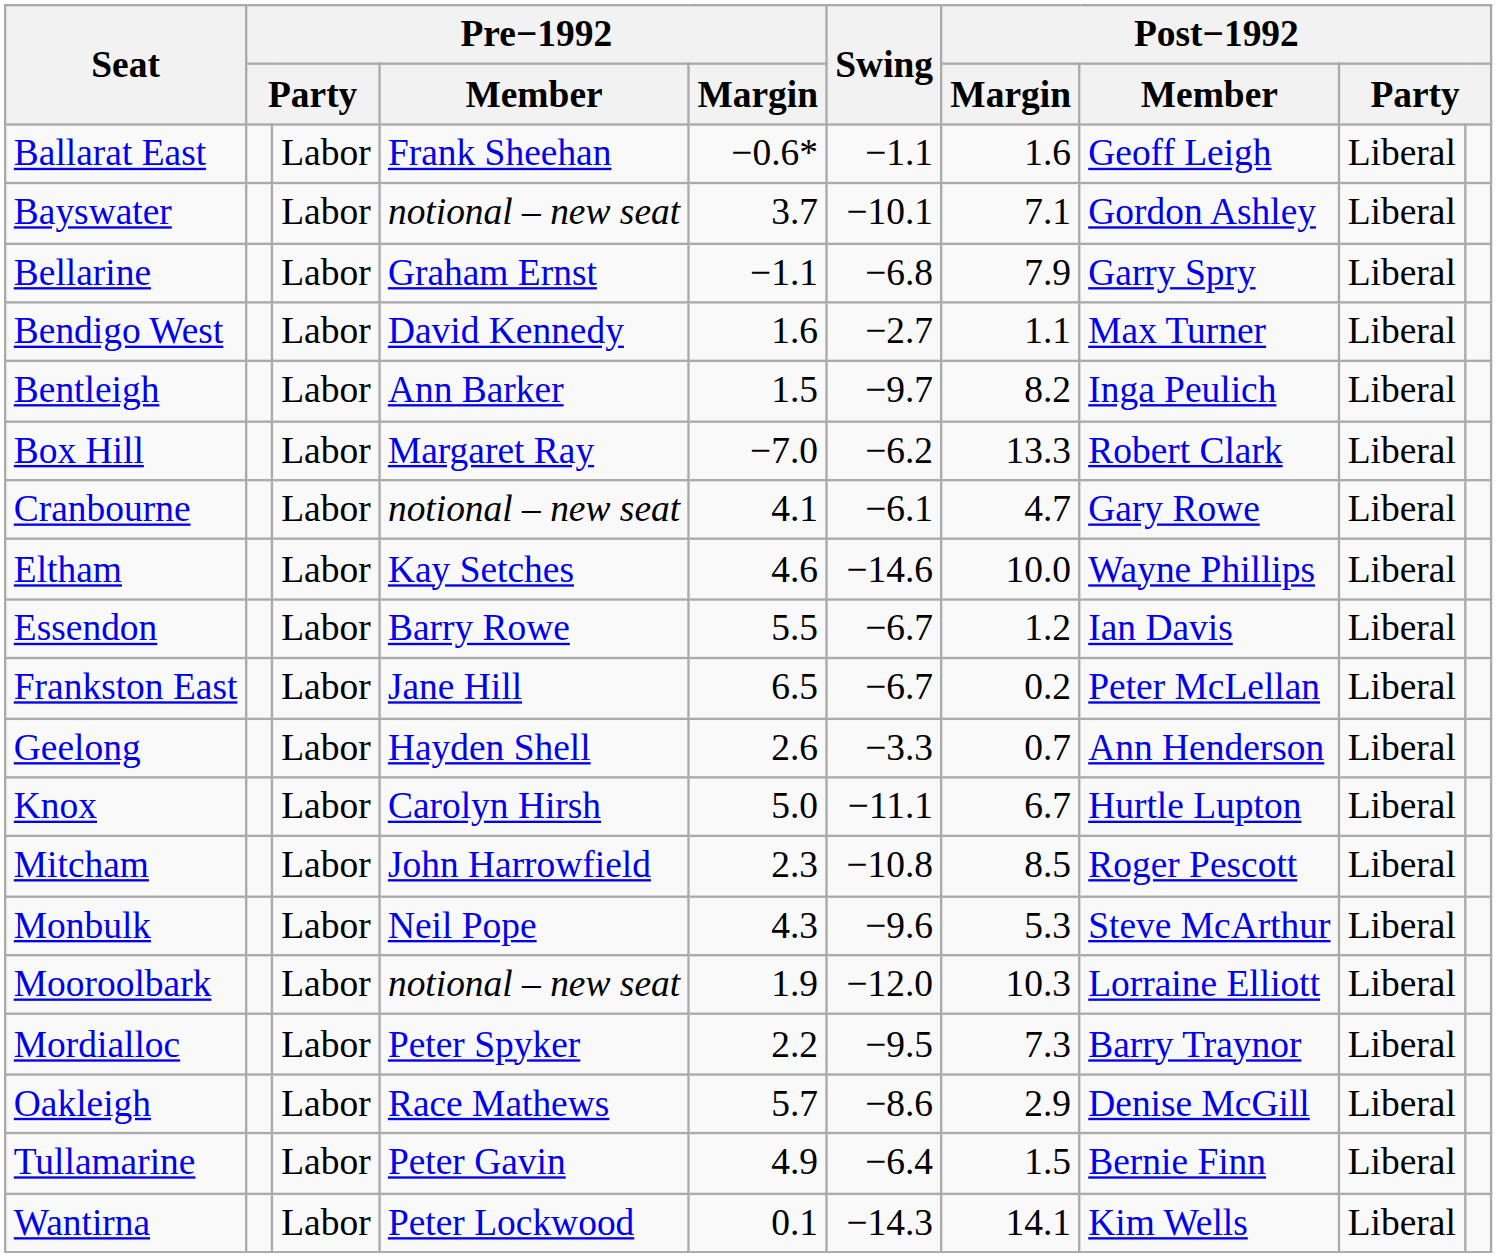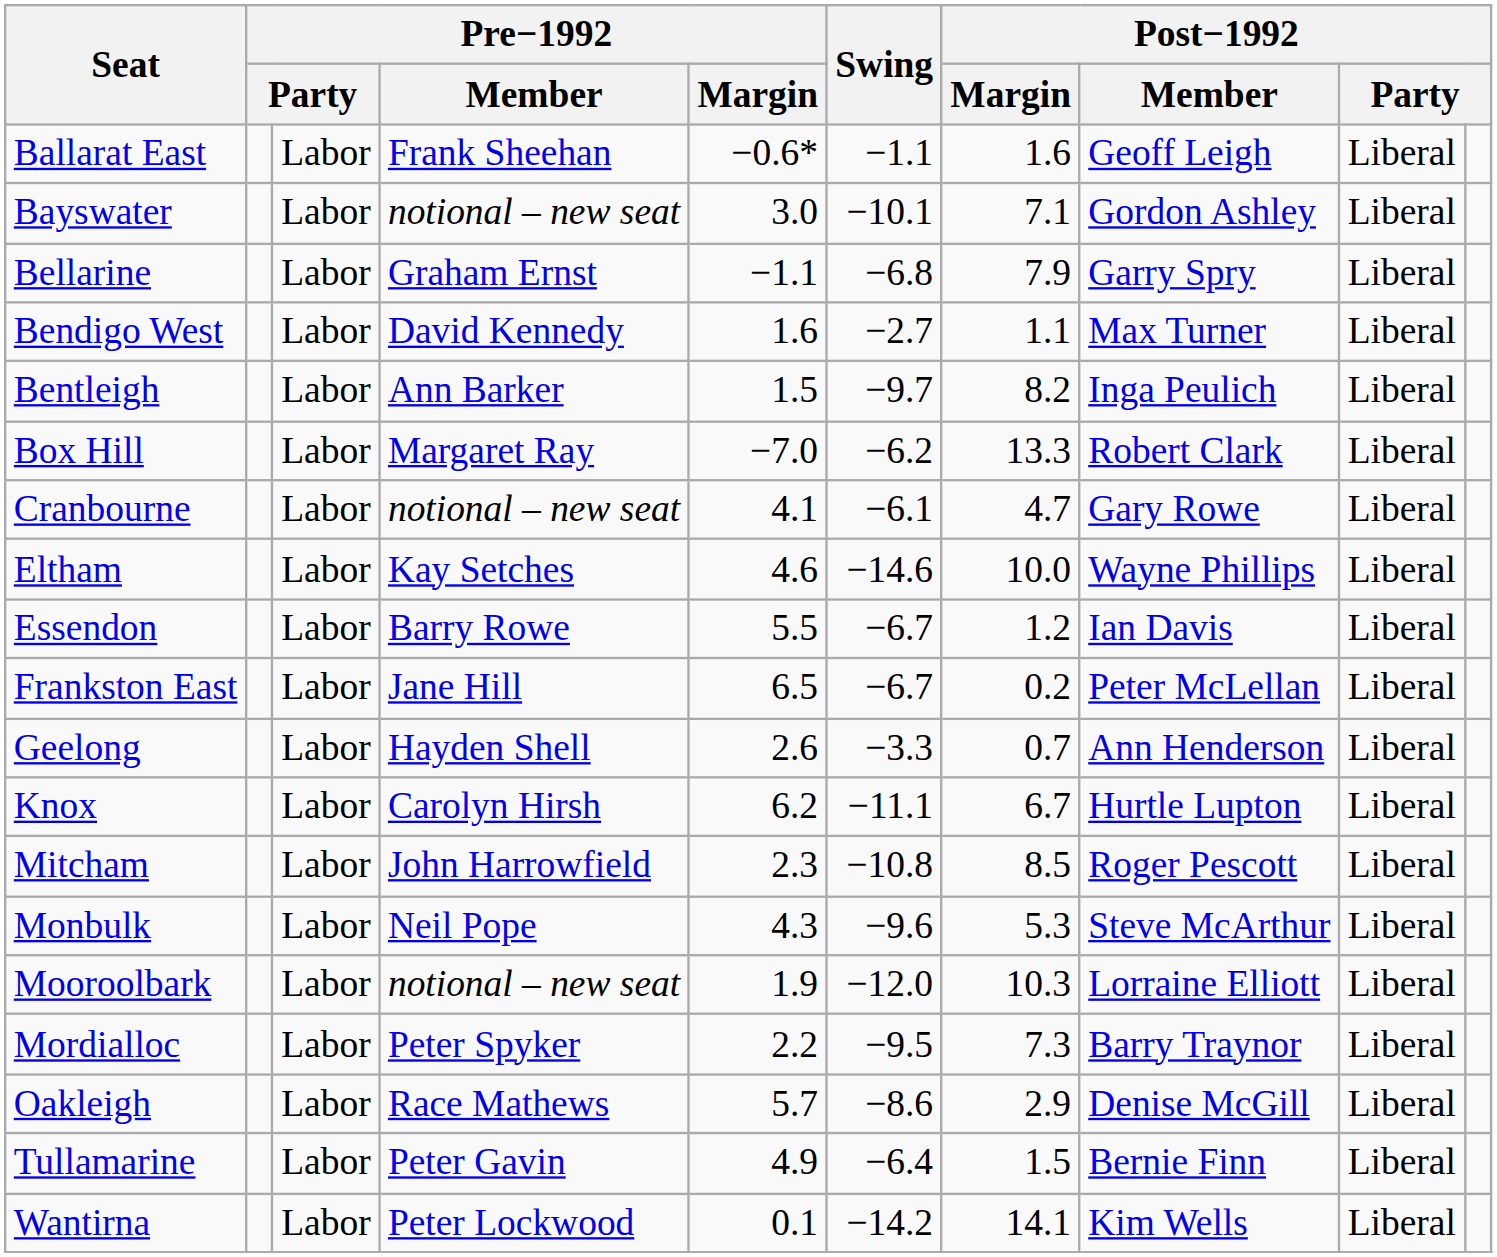(795, 212) 3.7 -> (795, 212) 3.0
(795, 806) 5.0 -> (795, 806) 6.2
(890, 1221) −14.3 -> (890, 1221) −14.2
